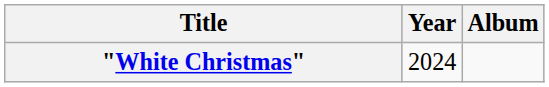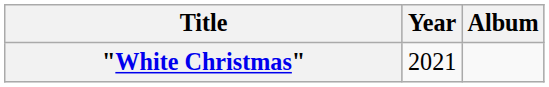(432, 61) 2024 -> (432, 61) 2021
